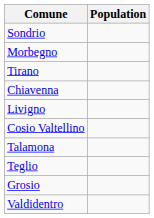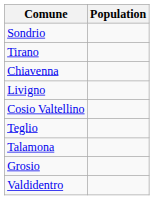- row: (32, 52)
rows swapped: (31, 147) <-> (22, 166)
